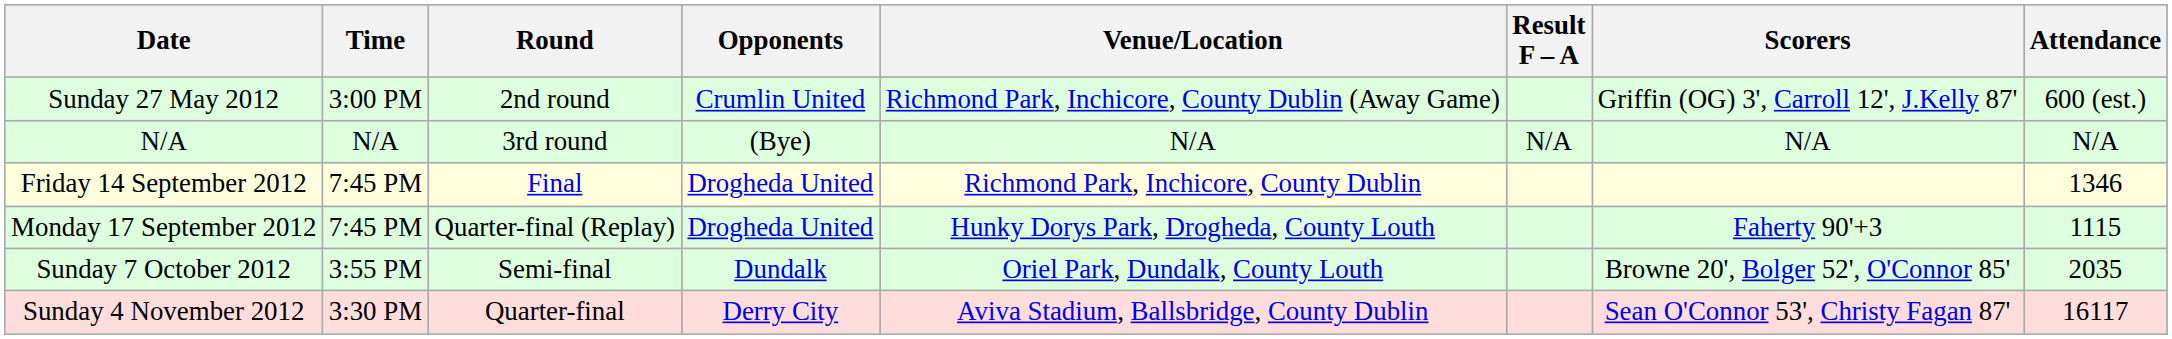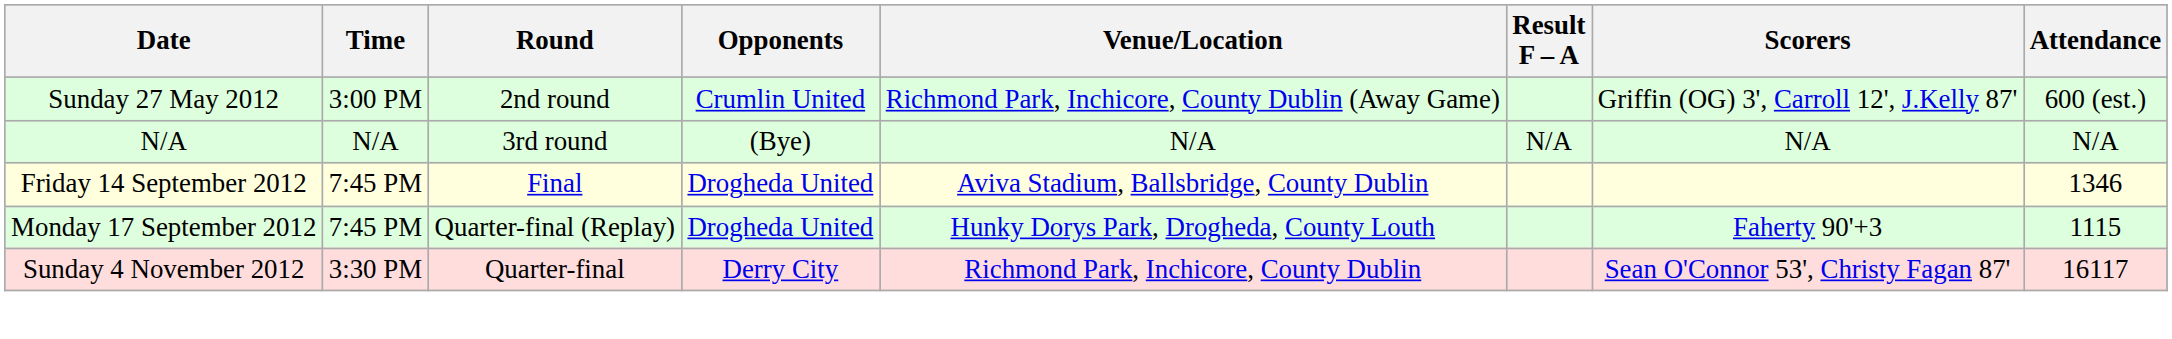(1193, 183) Richmond Park, Inchicore, County Dublin -> (1193, 183) Aviva Stadium, Ballsbridge, County Dublin
- row: (164, 269)
(1193, 311) Aviva Stadium, Ballsbridge, County Dublin -> (1193, 269) Richmond Park, Inchicore, County Dublin
